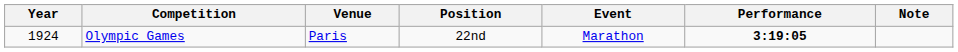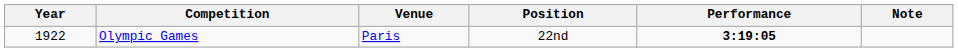- column: (613, 15)
(43, 36) 1924 -> (50, 36) 1922
